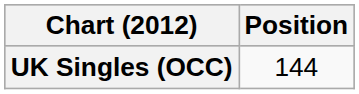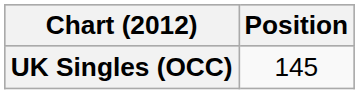(296, 66) 144 -> (296, 66) 145
